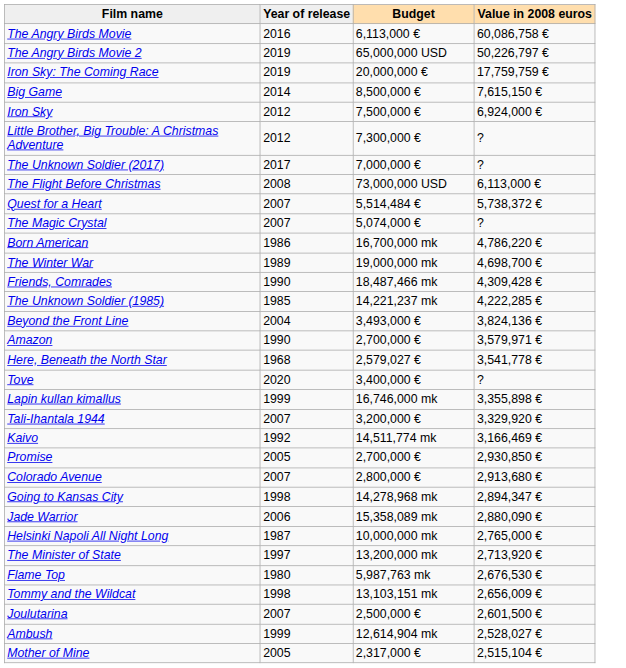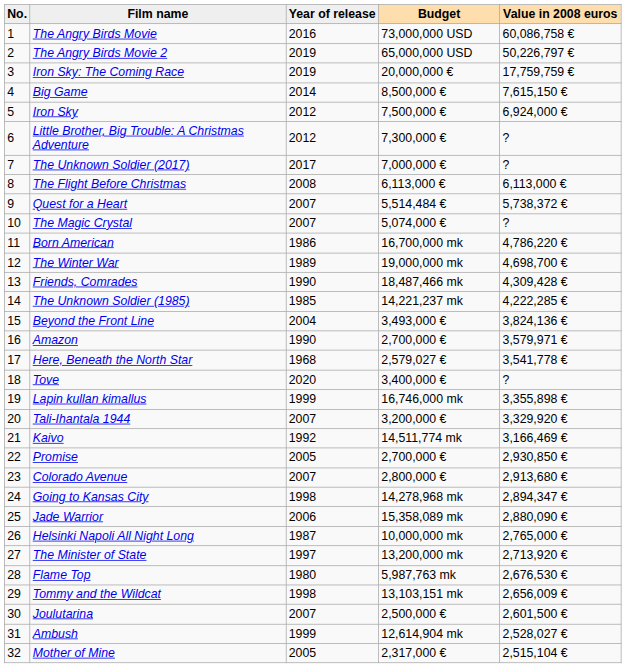+ column: (17, 14)
(388, 33) 6,113,000 € -> (427, 33) 73,000,000 USD
(401, 184) 73,000,000 USD -> (413, 184) 6,113,000 €
